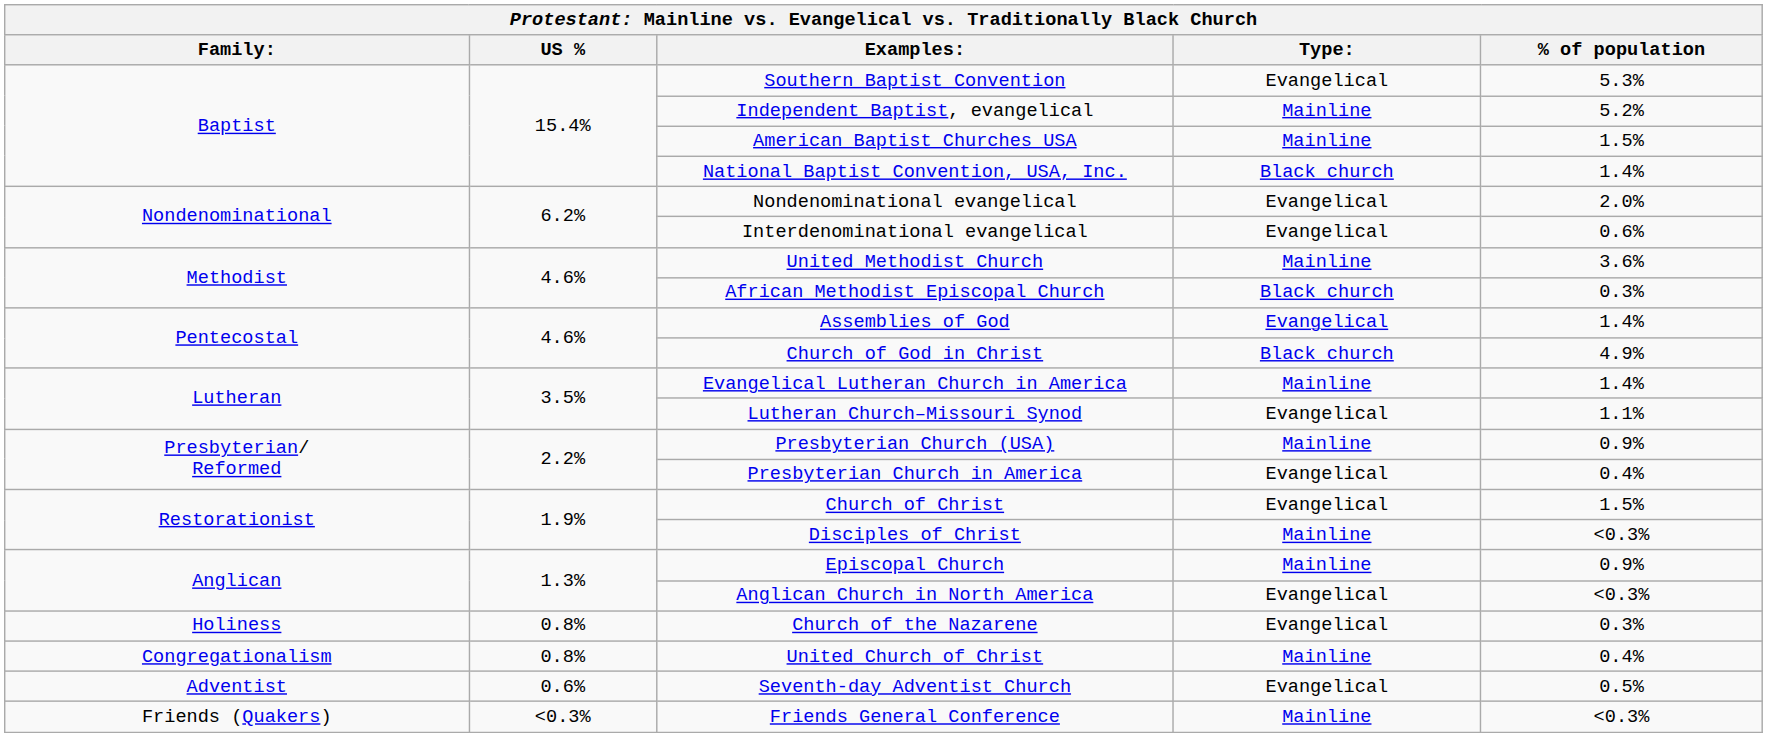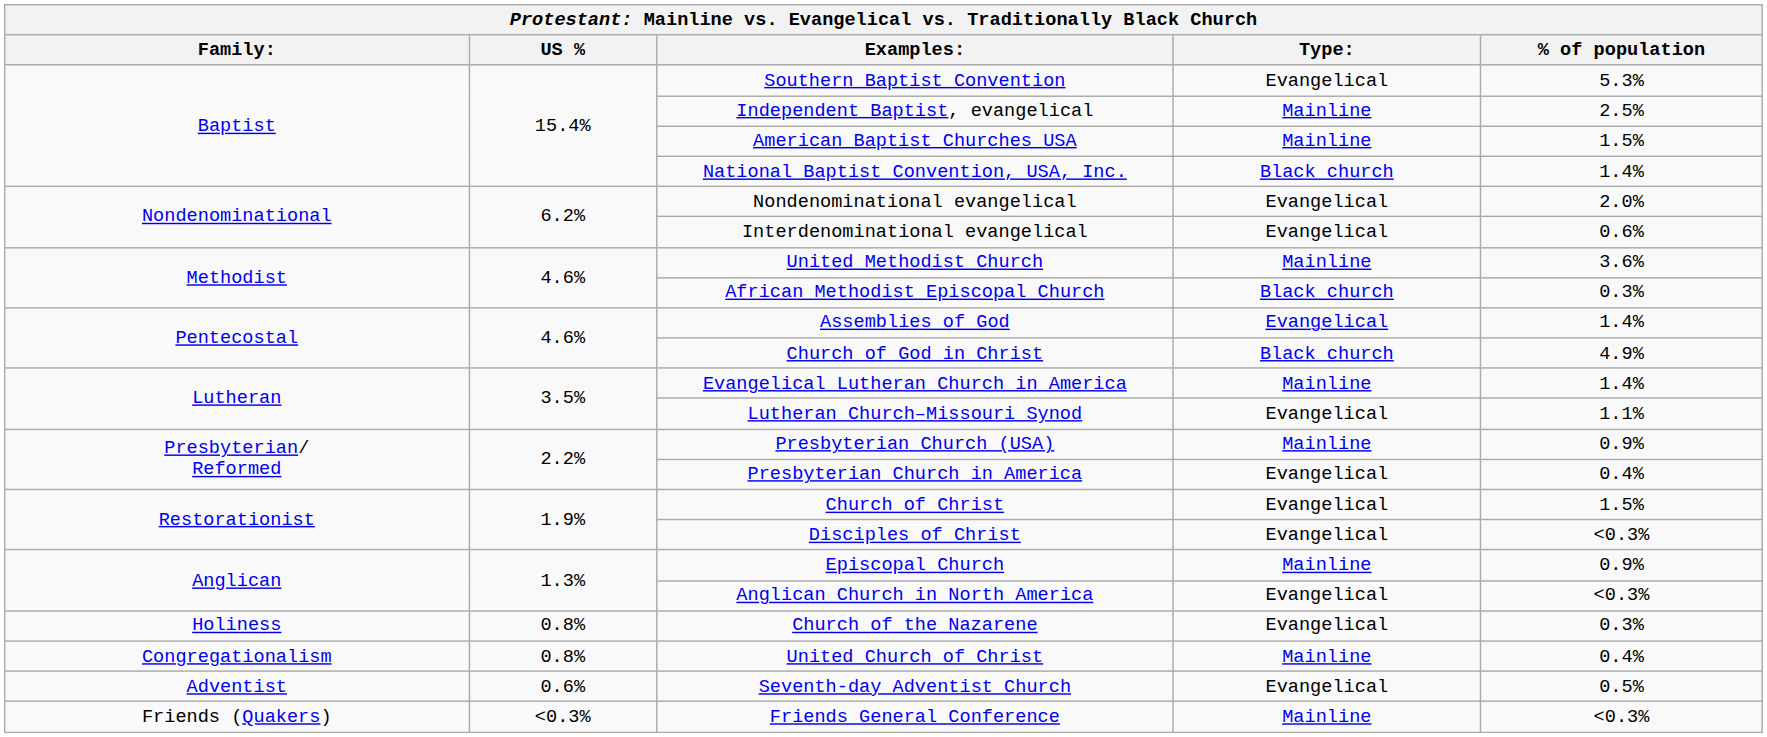(1621, 111) 5.2% -> (1621, 111) 2.5%
(1327, 535) Mainline -> (1327, 535) Evangelical
